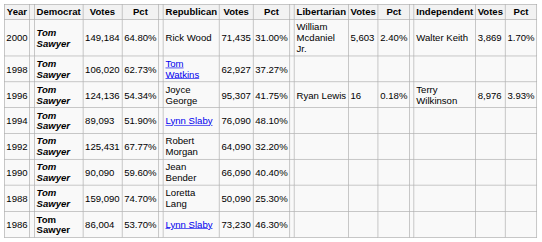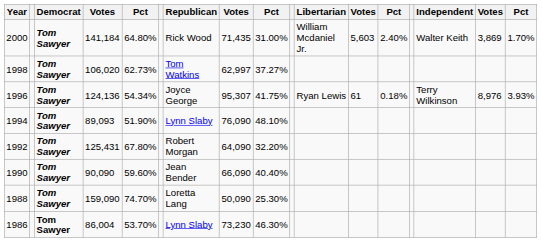(102, 38) 149,184 -> (102, 38) 141,184
(236, 69) 62,927 -> (236, 69) 62,997
(356, 95) 16 -> (356, 95) 61
(140, 147) 67.77% -> (140, 147) 67.80%
